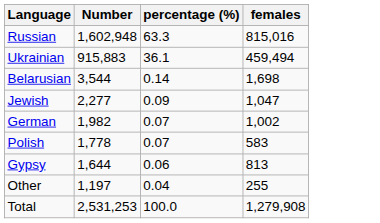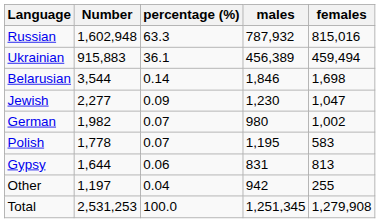+ column: (276, 15)
